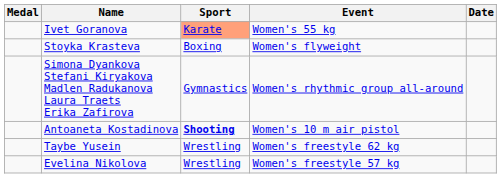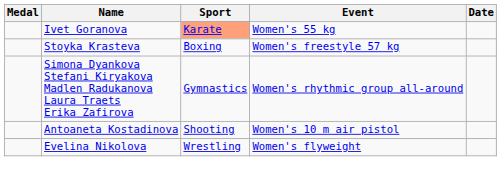(307, 48) Women's flyweight -> (326, 48) Women's freestyle 57 kg
(209, 130) bold -> (209, 130) normal
- row: (82, 147)
(326, 164) Women's freestyle 57 kg -> (307, 147) Women's flyweight
